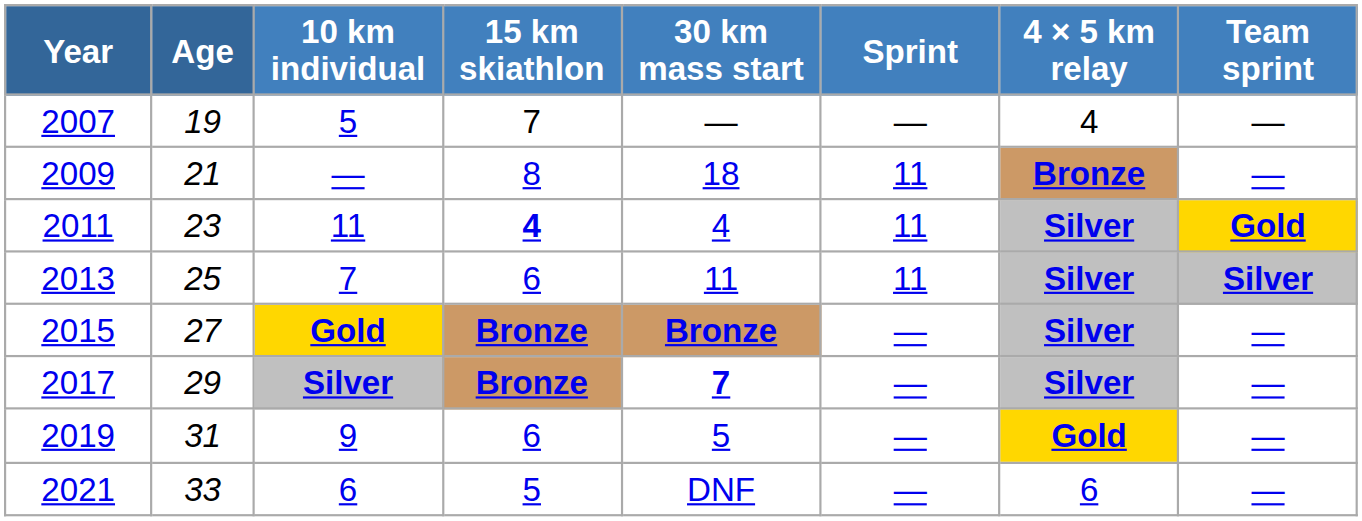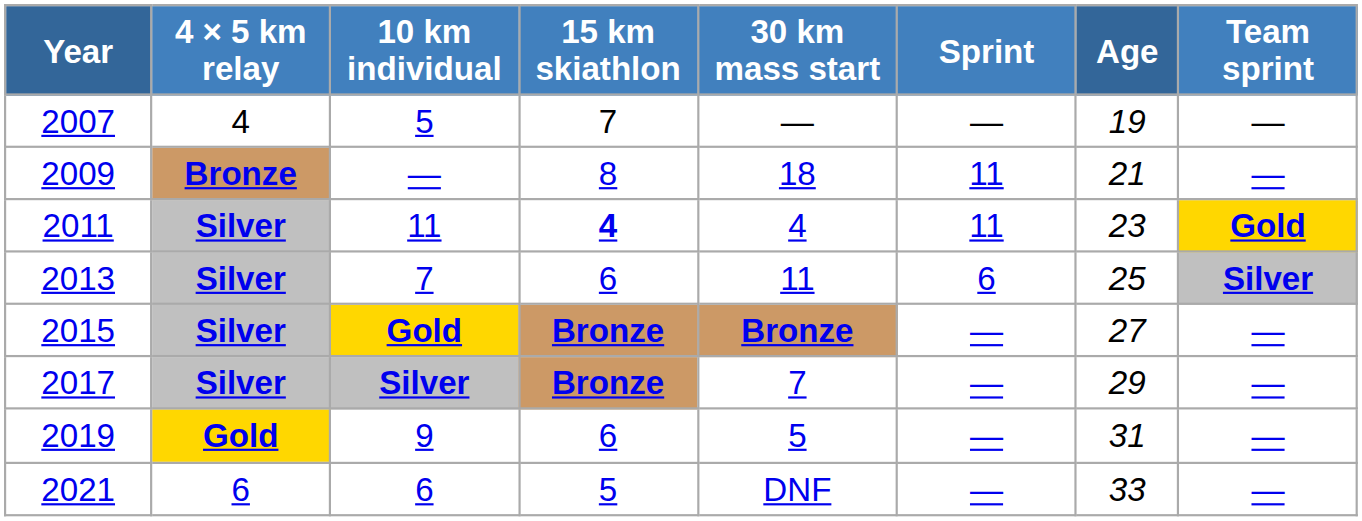columns swapped: (203, 50) <-> (1089, 50)
(910, 278) 11 -> (987, 278) 6
(721, 383) bold -> (797, 383) normal
